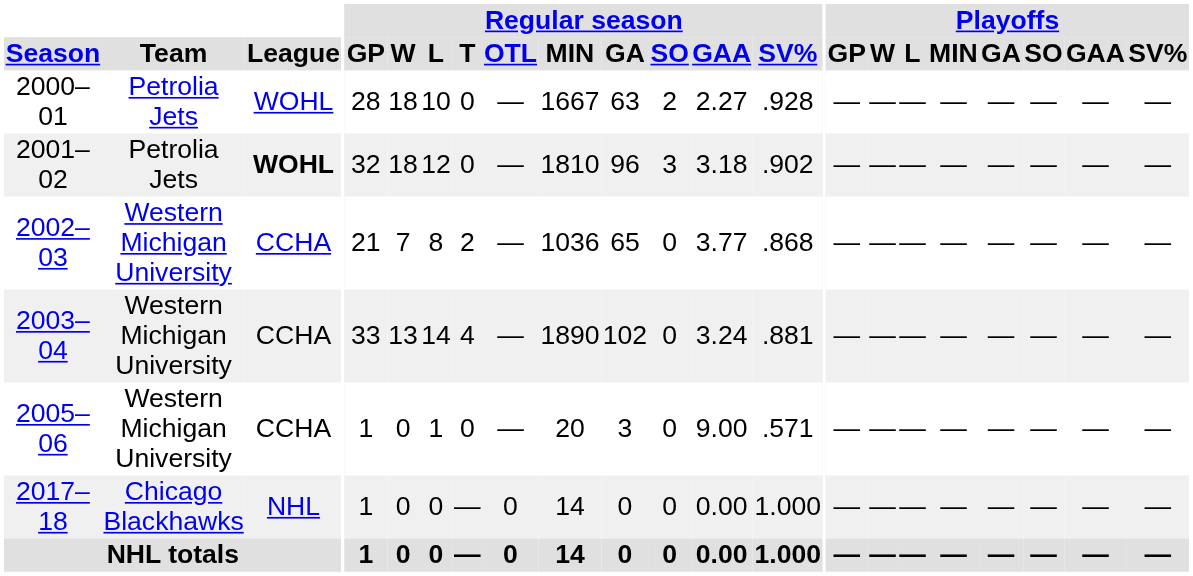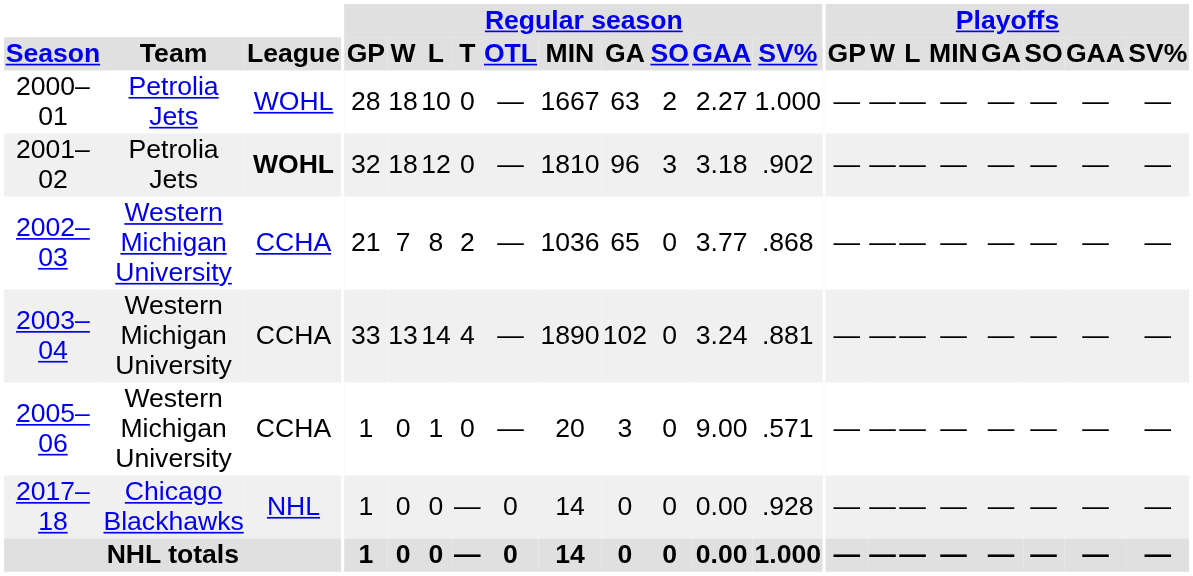(788, 101) .928 -> (788, 101) 1.000
(788, 506) 1.000 -> (788, 506) .928
